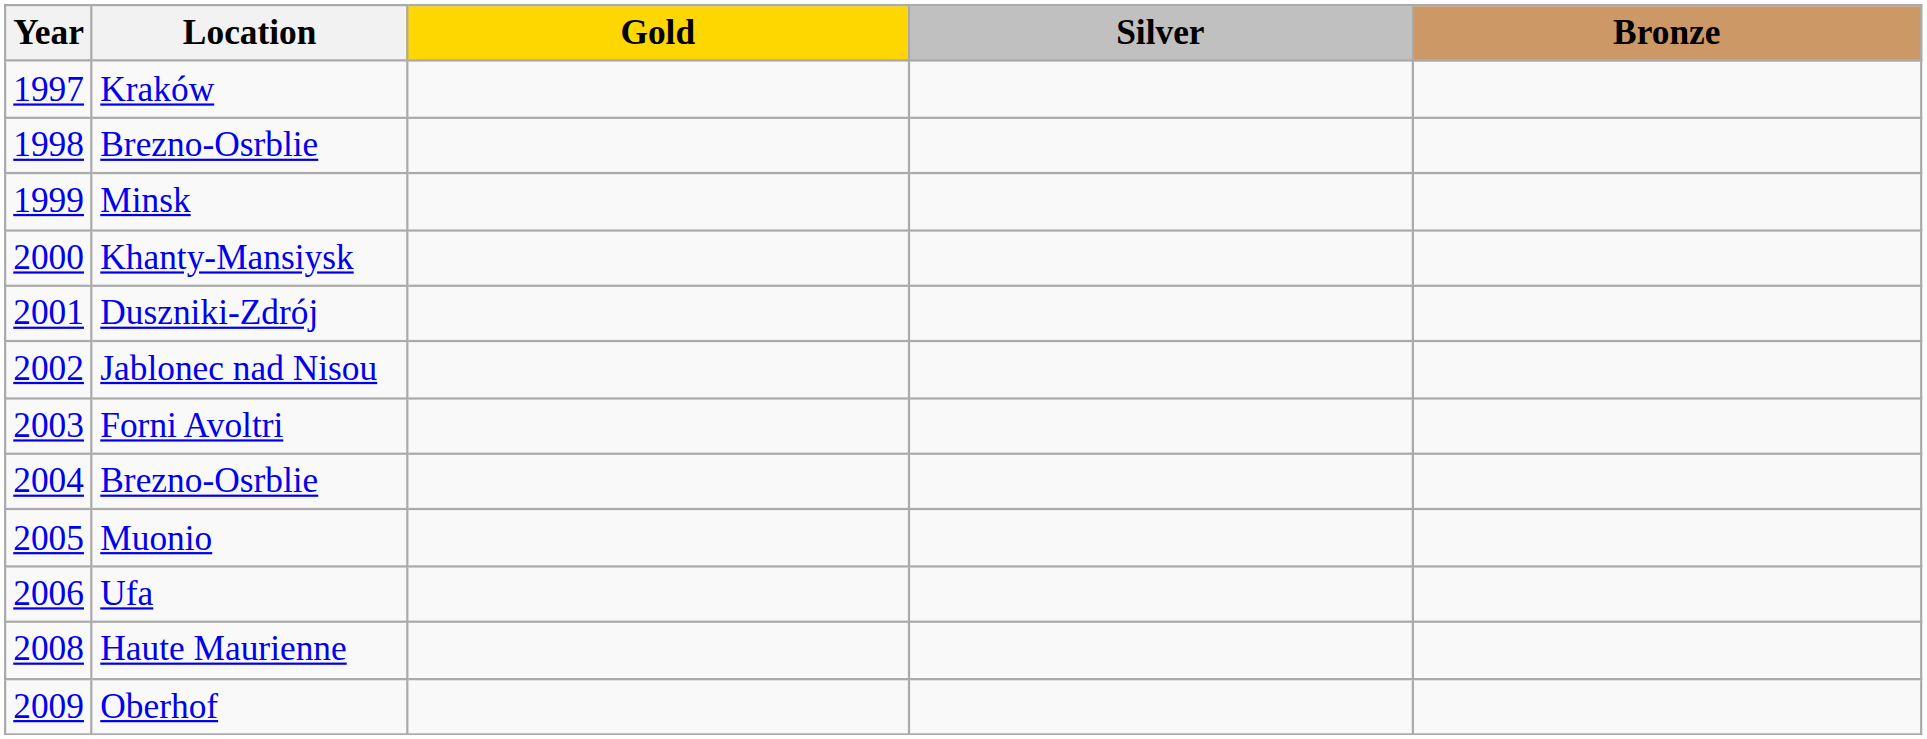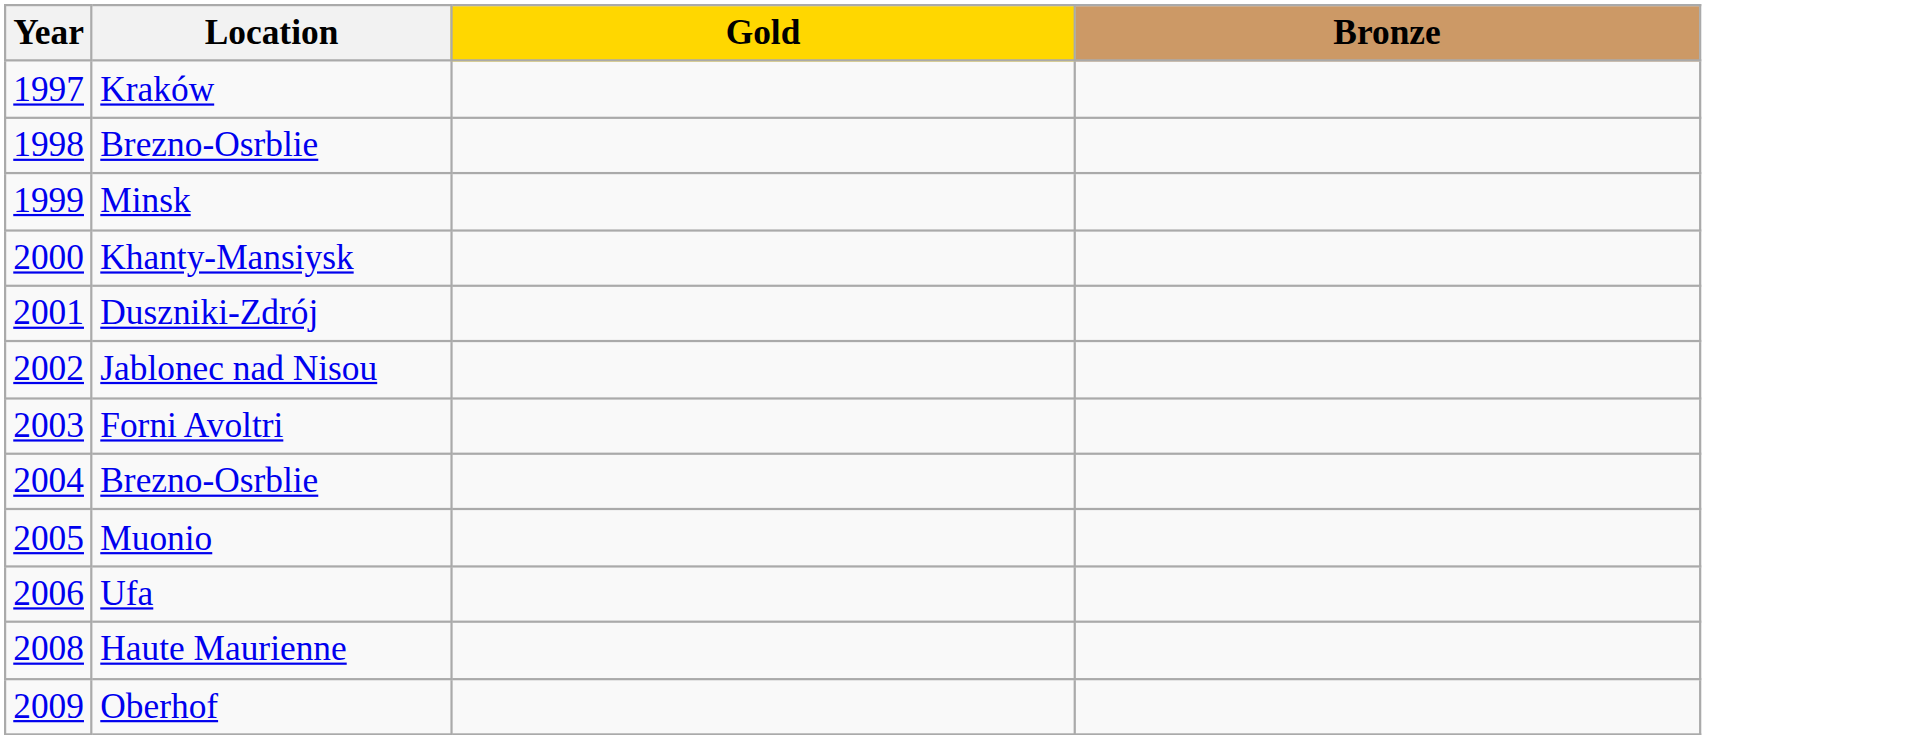- column: (1160, 32)
